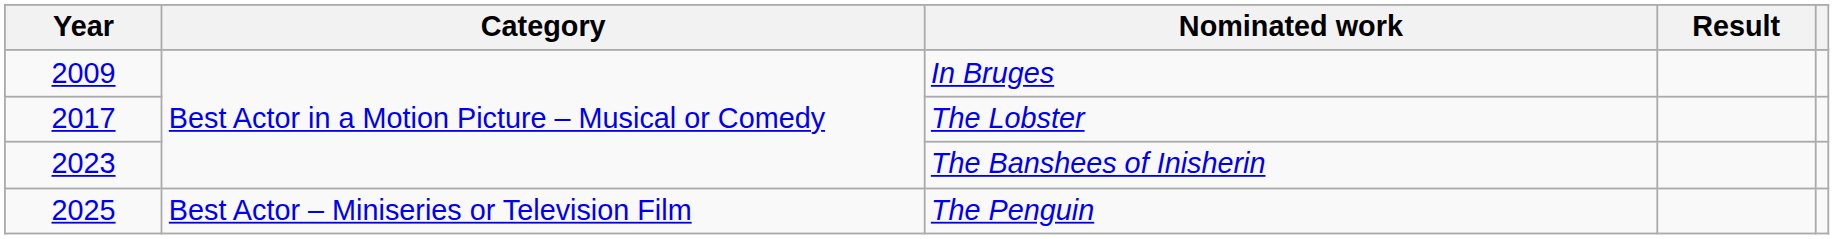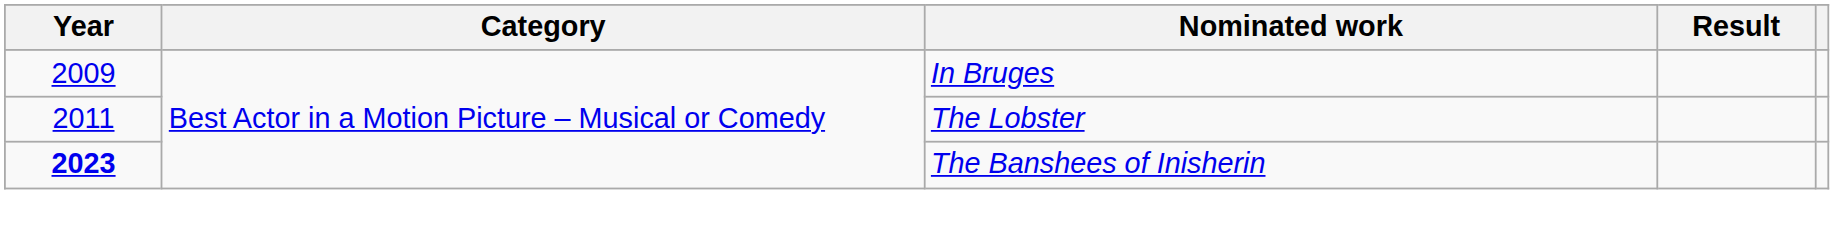(84, 118) 2017 -> (84, 118) 2011
(84, 164) normal -> (84, 164) bold
- row: (1013, 210)
